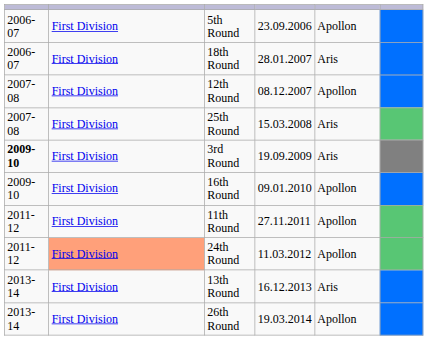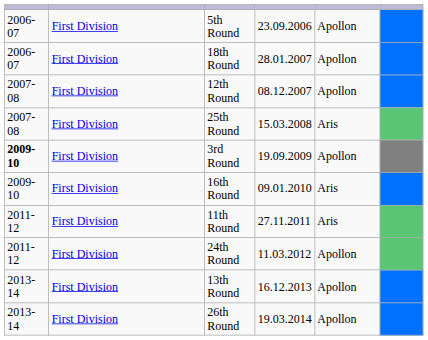(328, 58) Aris -> (337, 58) Apollon
(328, 156) Aris -> (337, 156) Apollon
(337, 188) Apollon -> (328, 188) Aris
(337, 221) Apollon -> (328, 221) Aris
(85, 254) lightsalmon background -> (85, 254) no background
(328, 286) Aris -> (337, 286) Apollon
